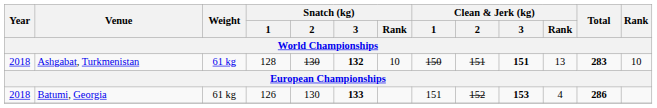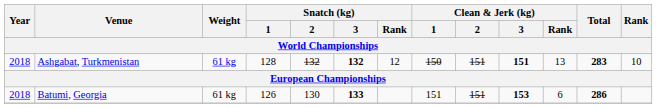(312, 62) 130 -> (312, 62) 132
(395, 62) 10 -> (395, 62) 12
(477, 95) 152 -> (477, 95) 151
(560, 95) 4 -> (560, 95) 6
